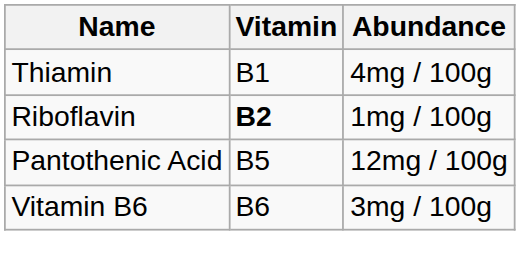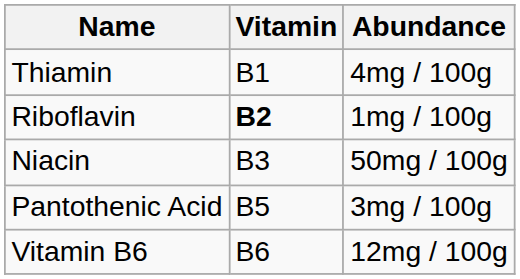+ row: (51, 161)
(429, 161) 12mg / 100g -> (421, 206) 3mg / 100g
(421, 206) 3mg / 100g -> (429, 251) 12mg / 100g
